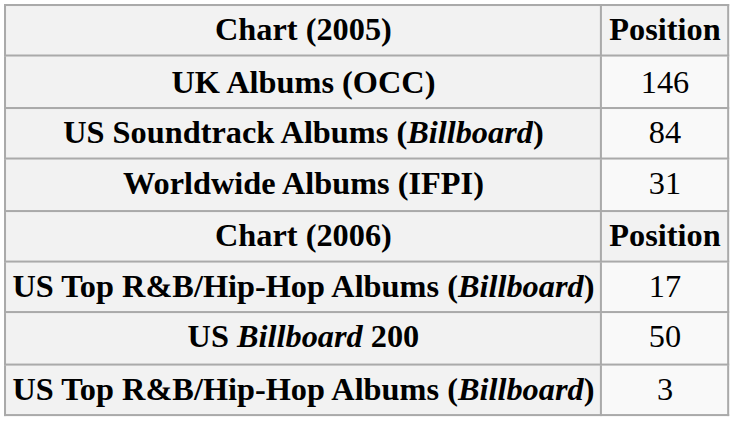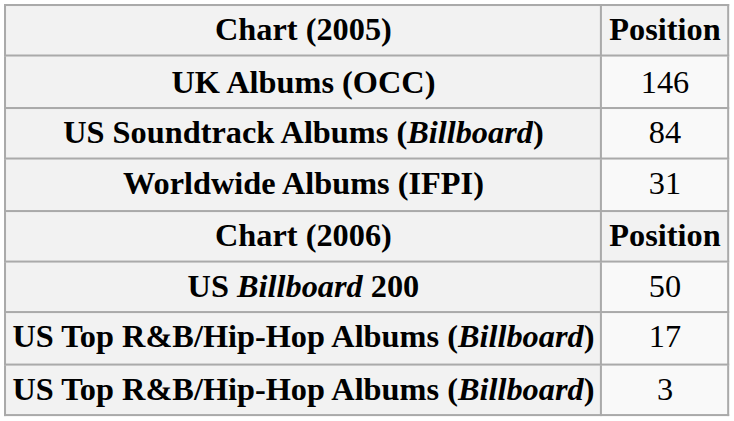rows swapped: (665, 337) <-> (665, 286)
